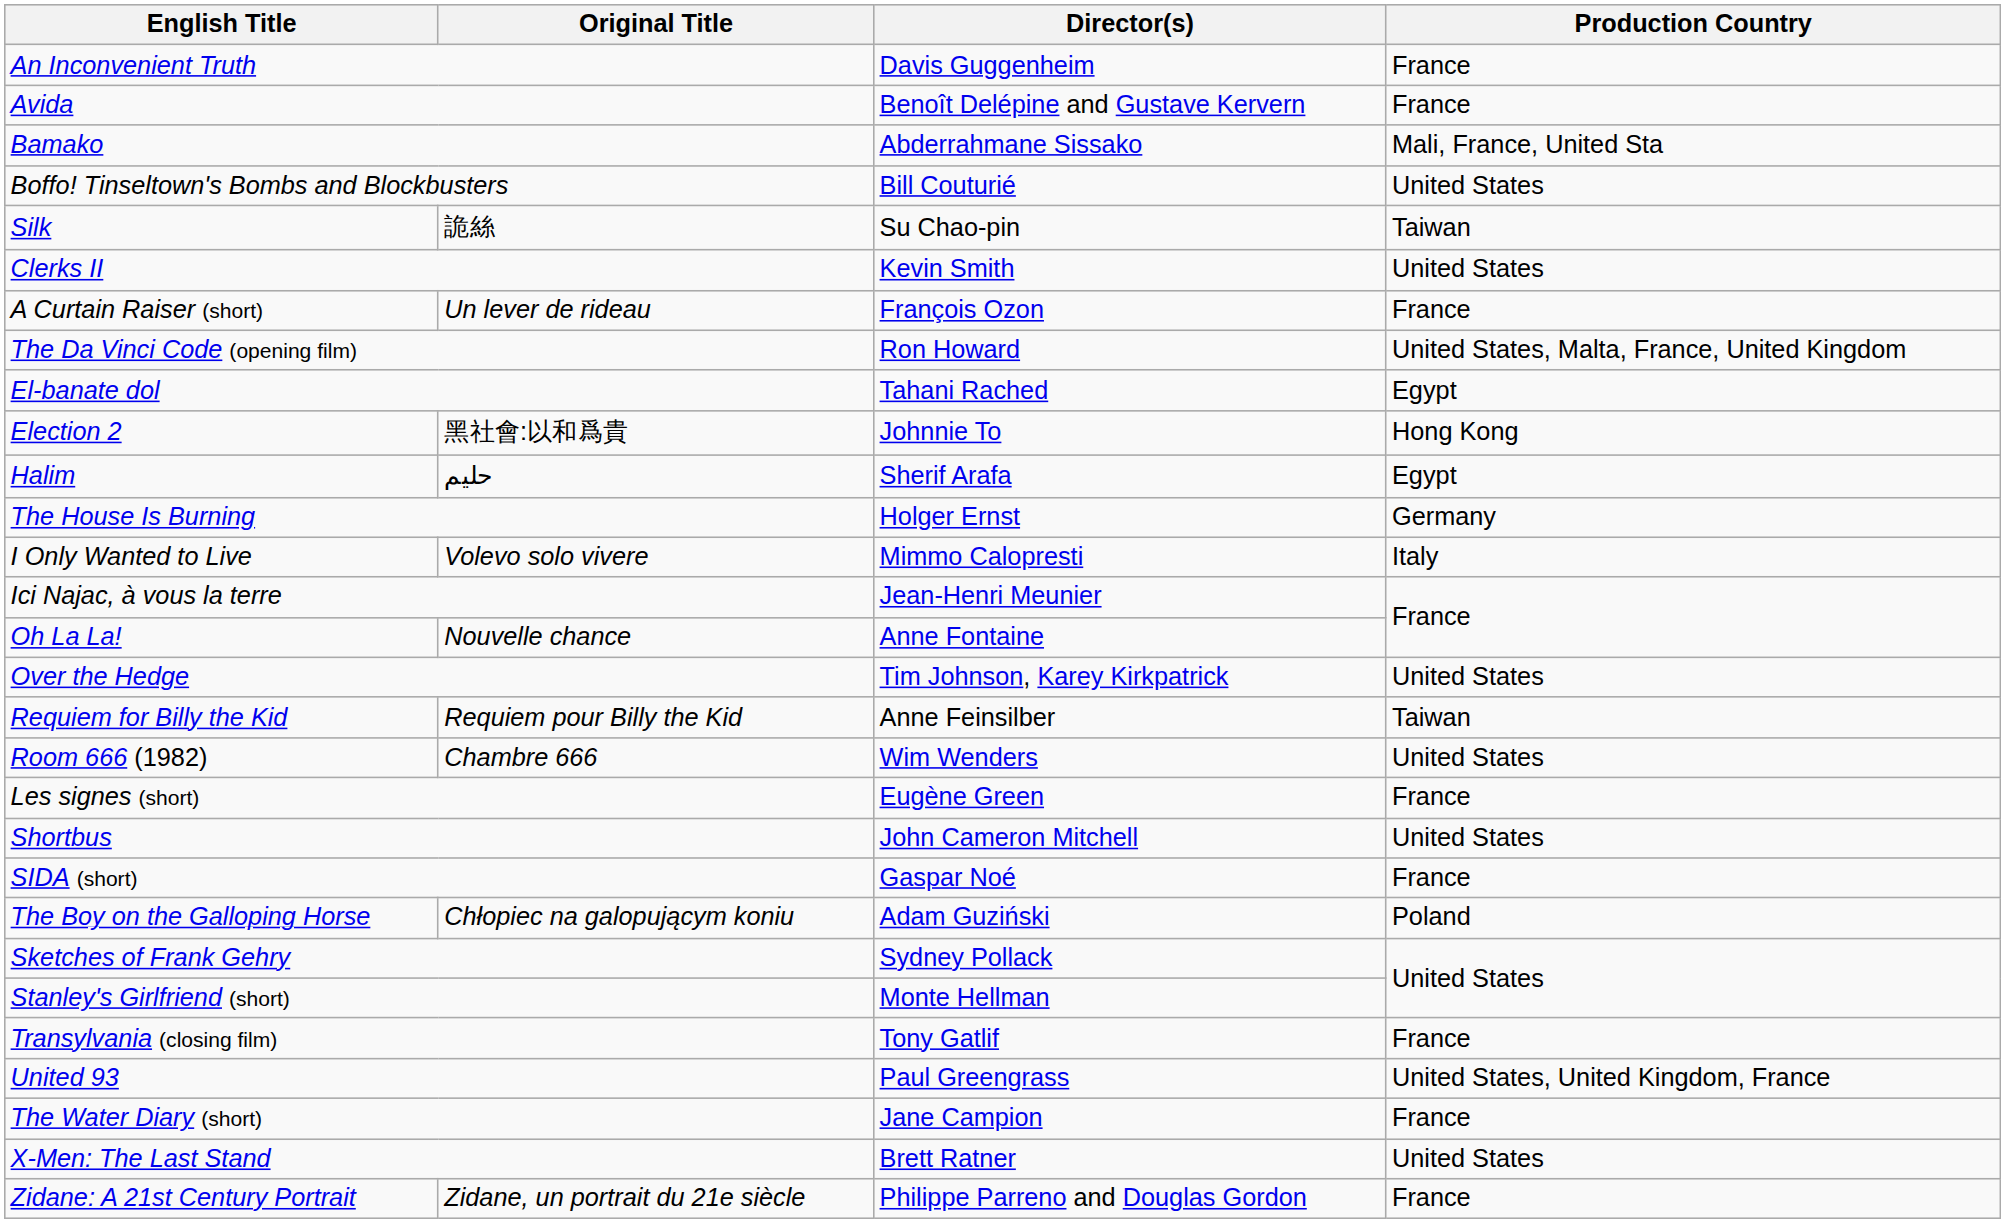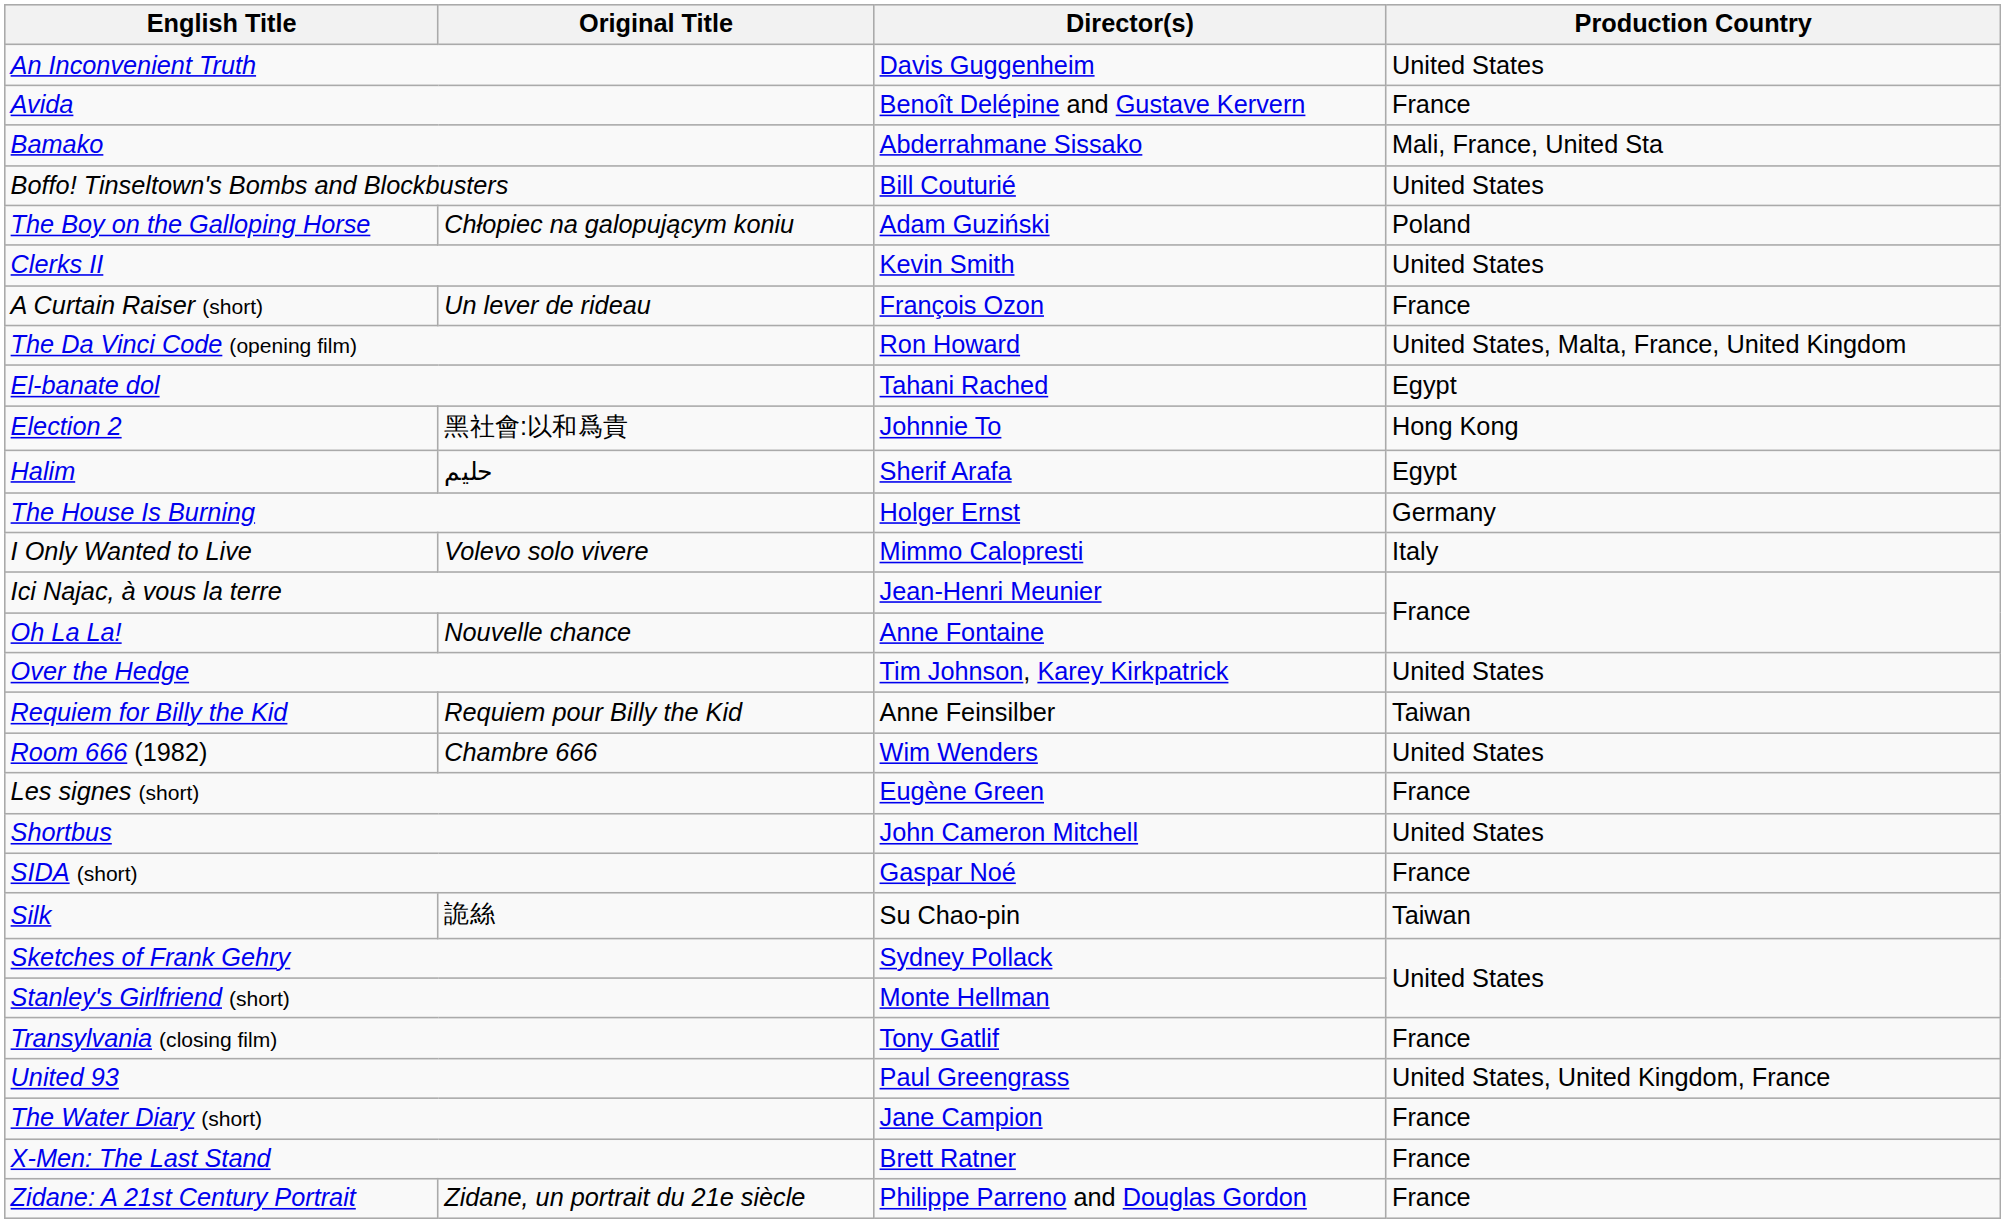(1431, 64) France -> (1468, 64) United States
rows swapped: (190, 917) <-> (31, 227)
(1468, 1158) United States -> (1431, 1158) France
